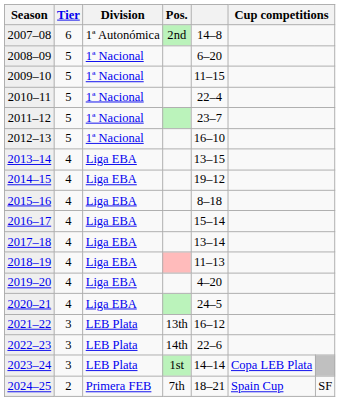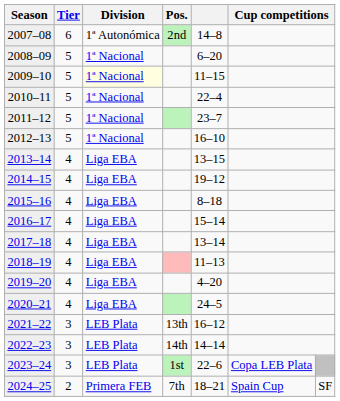(115, 76) no background -> (115, 76) lightyellow background
(209, 344) 22–6 -> (209, 344) 14–14
(209, 365) 14–14 -> (209, 365) 22–6
